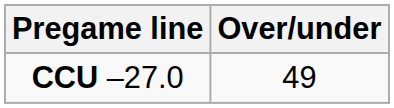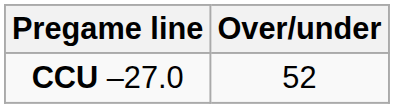(299, 77) 49 -> (299, 77) 52
